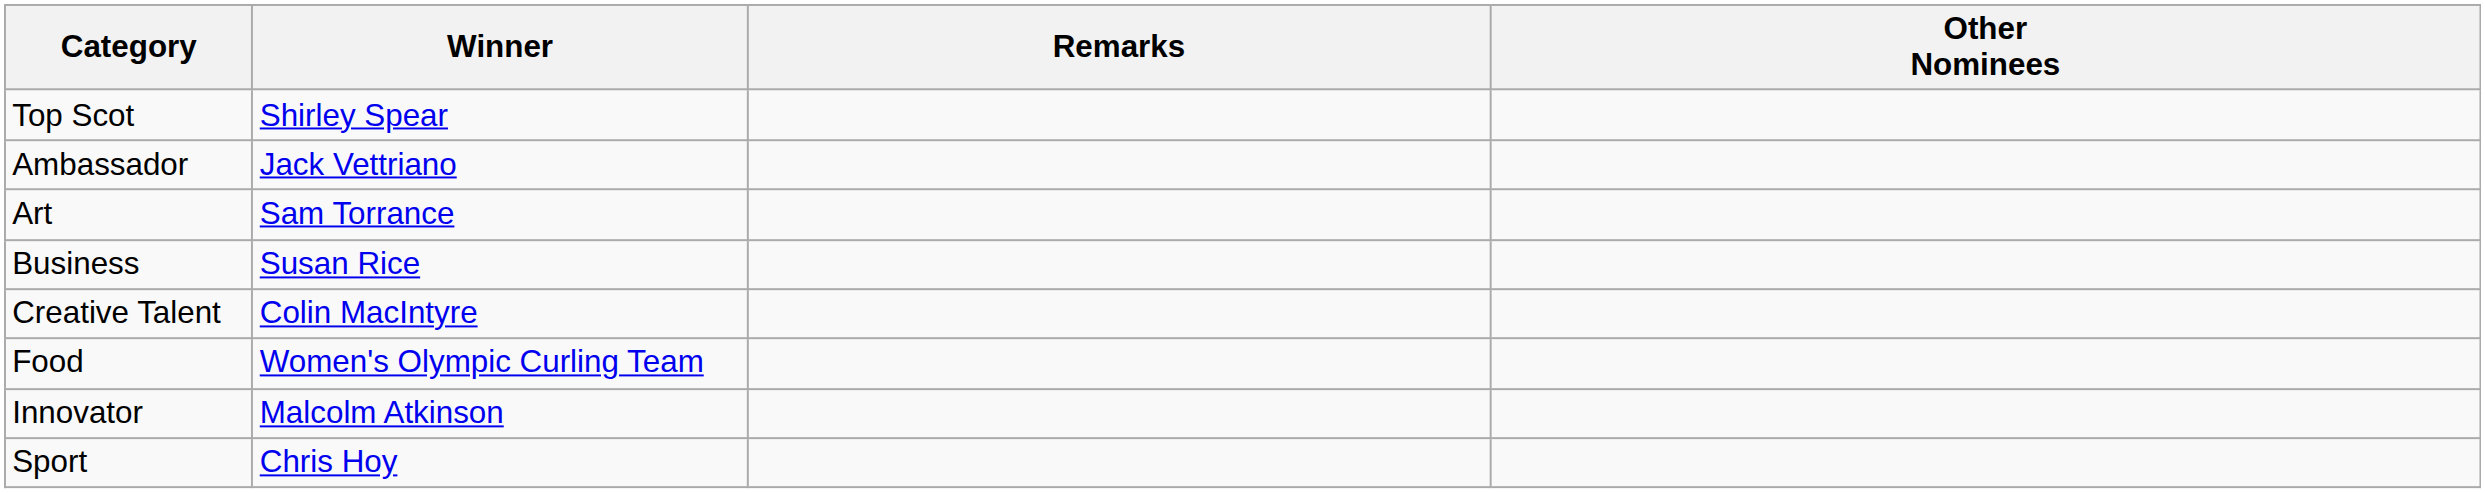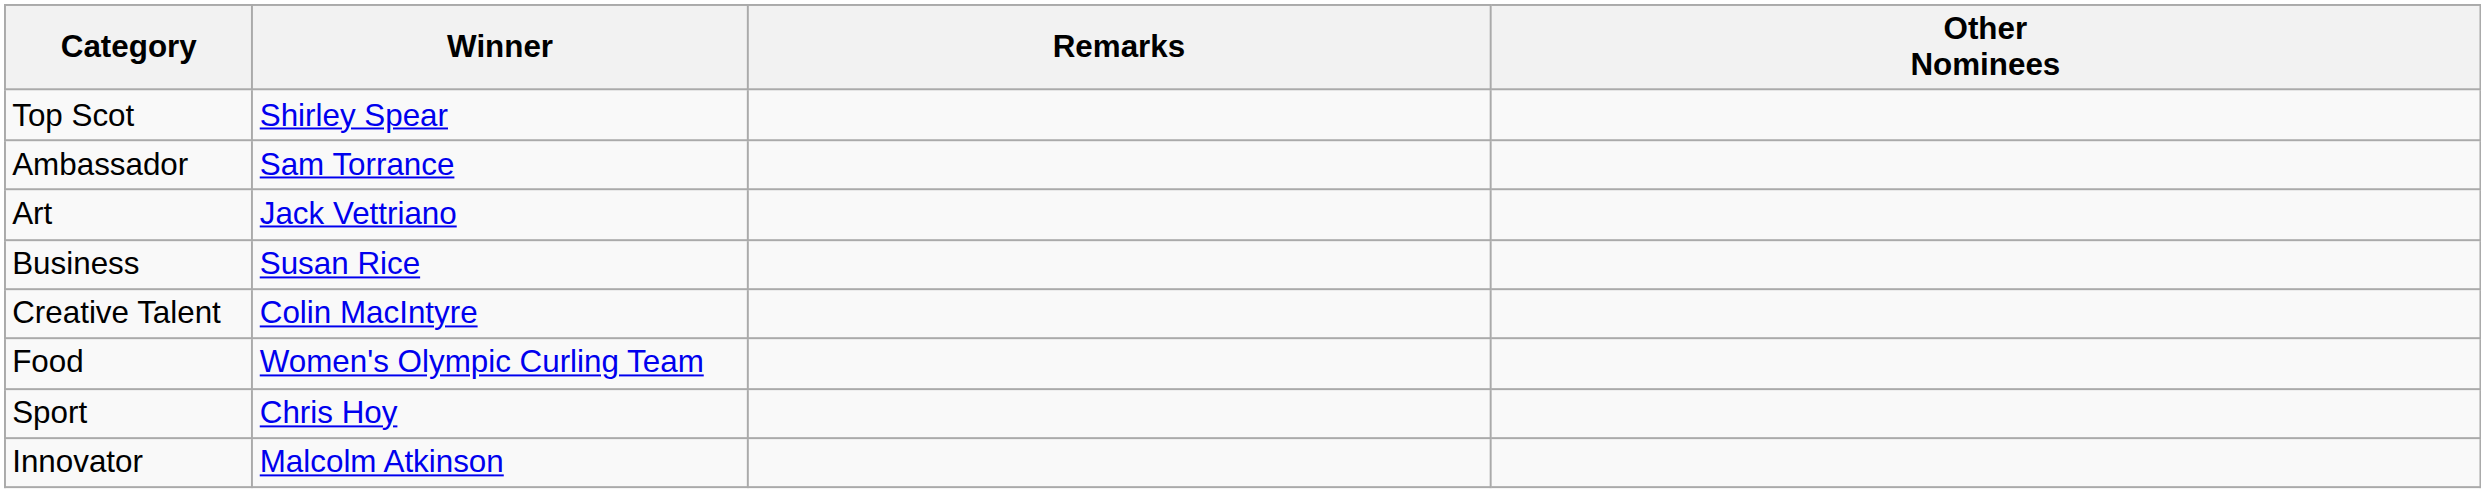(358, 164) Jack Vettriano -> (357, 164) Sam Torrance
(357, 213) Sam Torrance -> (358, 213) Jack Vettriano
rows swapped: (78, 412) <-> (50, 462)
